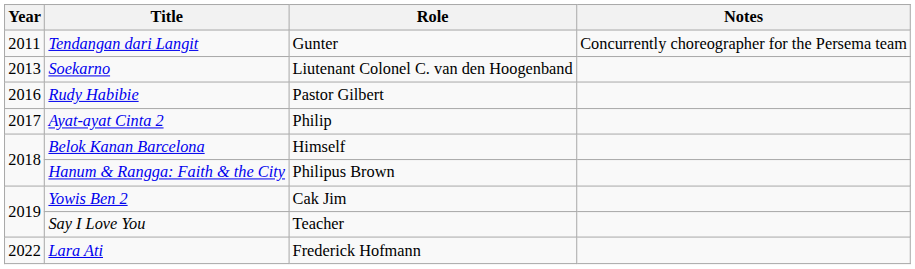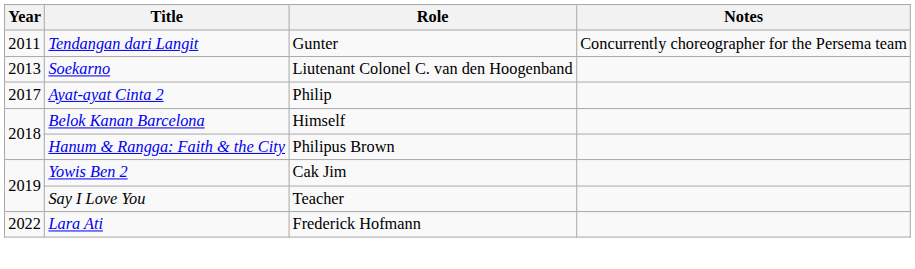- row: (94, 95)
